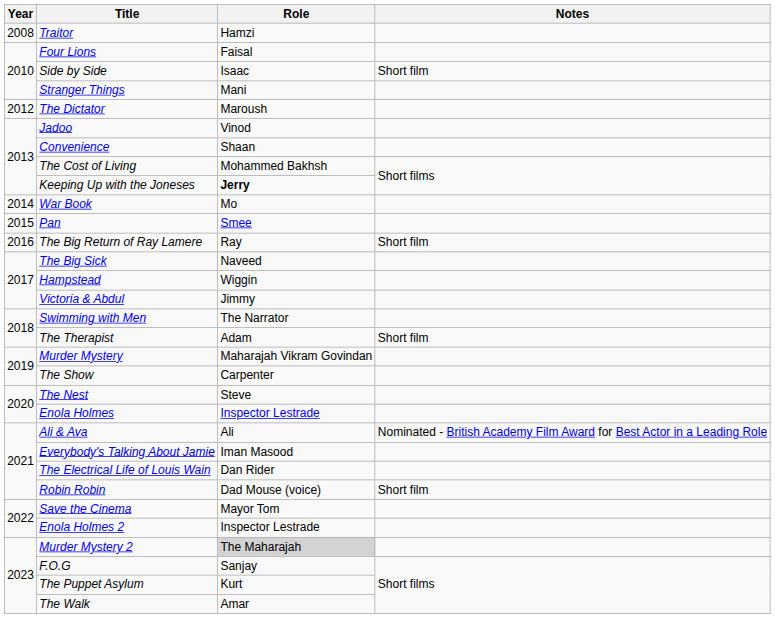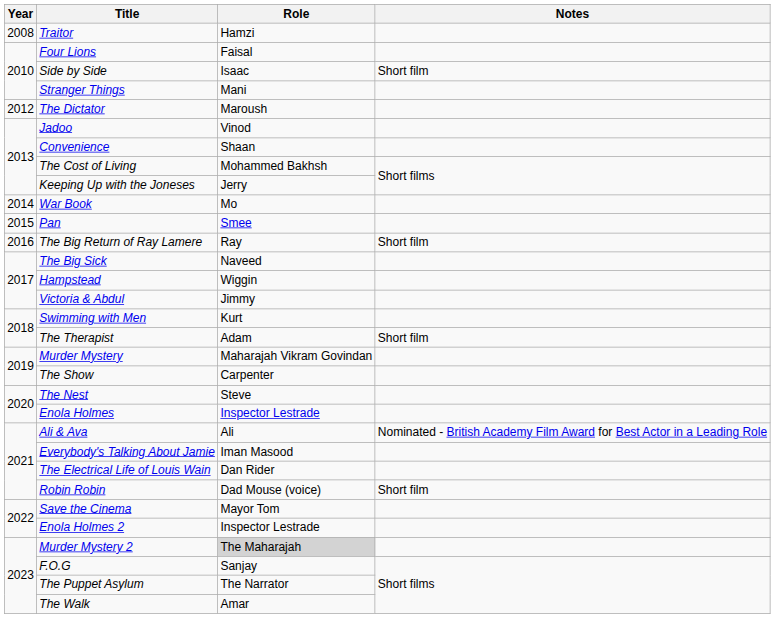(235, 185) bold -> (234, 185) normal
(254, 318) The Narrator -> (231, 318) Kurt
(231, 584) Kurt -> (254, 584) The Narrator
